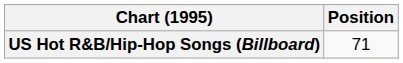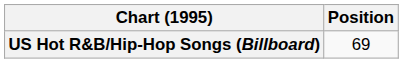(361, 44) 71 -> (361, 44) 69
